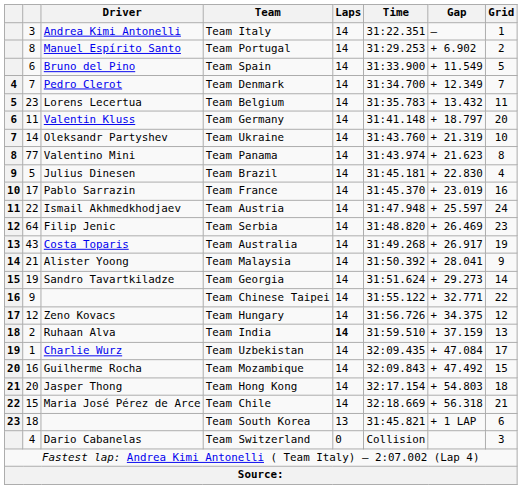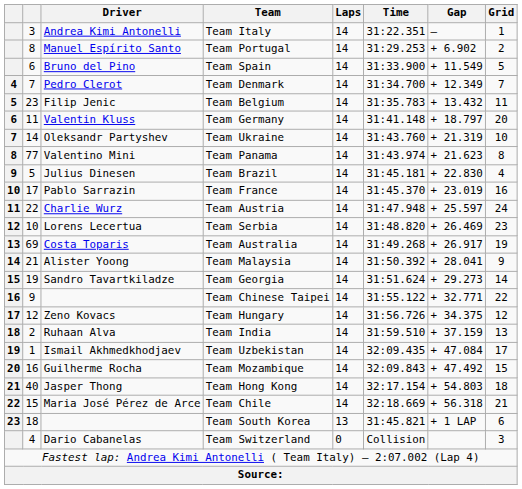(93, 102) Lorens Lecertua -> (80, 102) Filip Jenic
(112, 209) Ismail Akhmedkhodjaev -> (83, 209) Charlie Wurz
(32, 227) 64 -> (32, 227) 10
(80, 227) Filip Jenic -> (93, 227) Lorens Lecertua
(32, 245) 43 -> (32, 245) 69
(342, 333) bold -> (342, 333) normal
(83, 351) Charlie Wurz -> (112, 351) Ismail Akhmedkhodjaev
(32, 387) 20 -> (32, 387) 40
